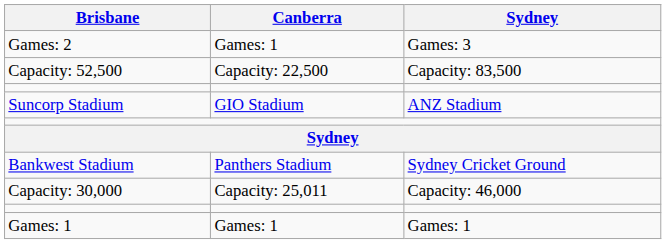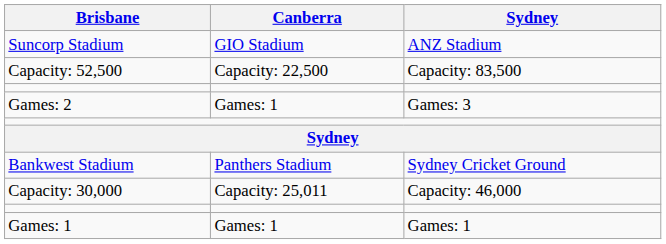rows swapped: (66, 104) <-> (40, 44)
